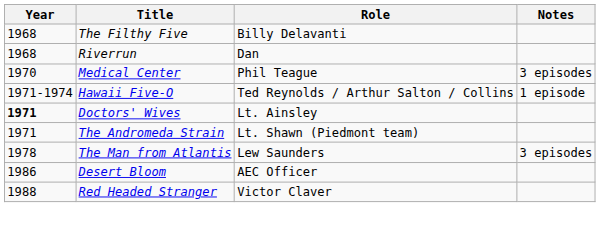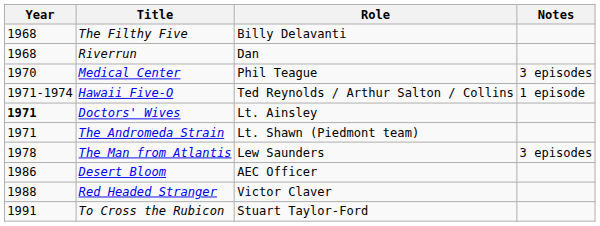+ row: (151, 211)
